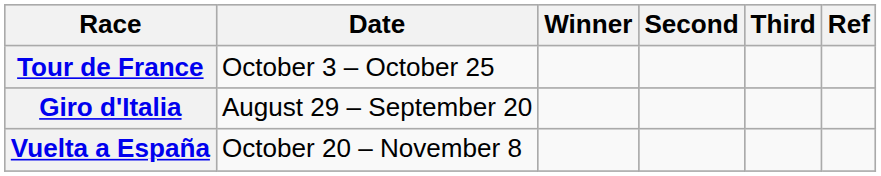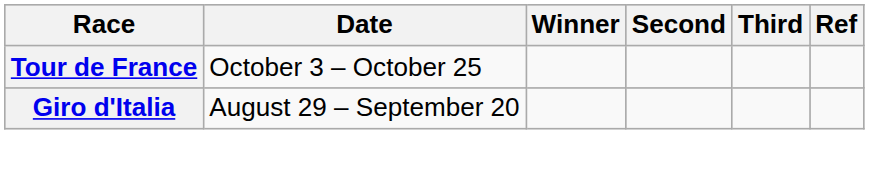- row: (110, 149)
